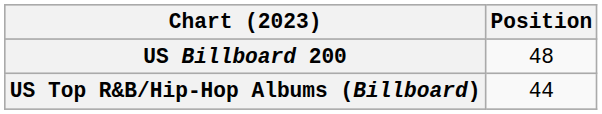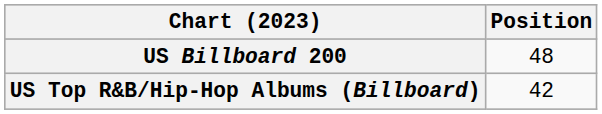(541, 91) 44 -> (541, 91) 42
